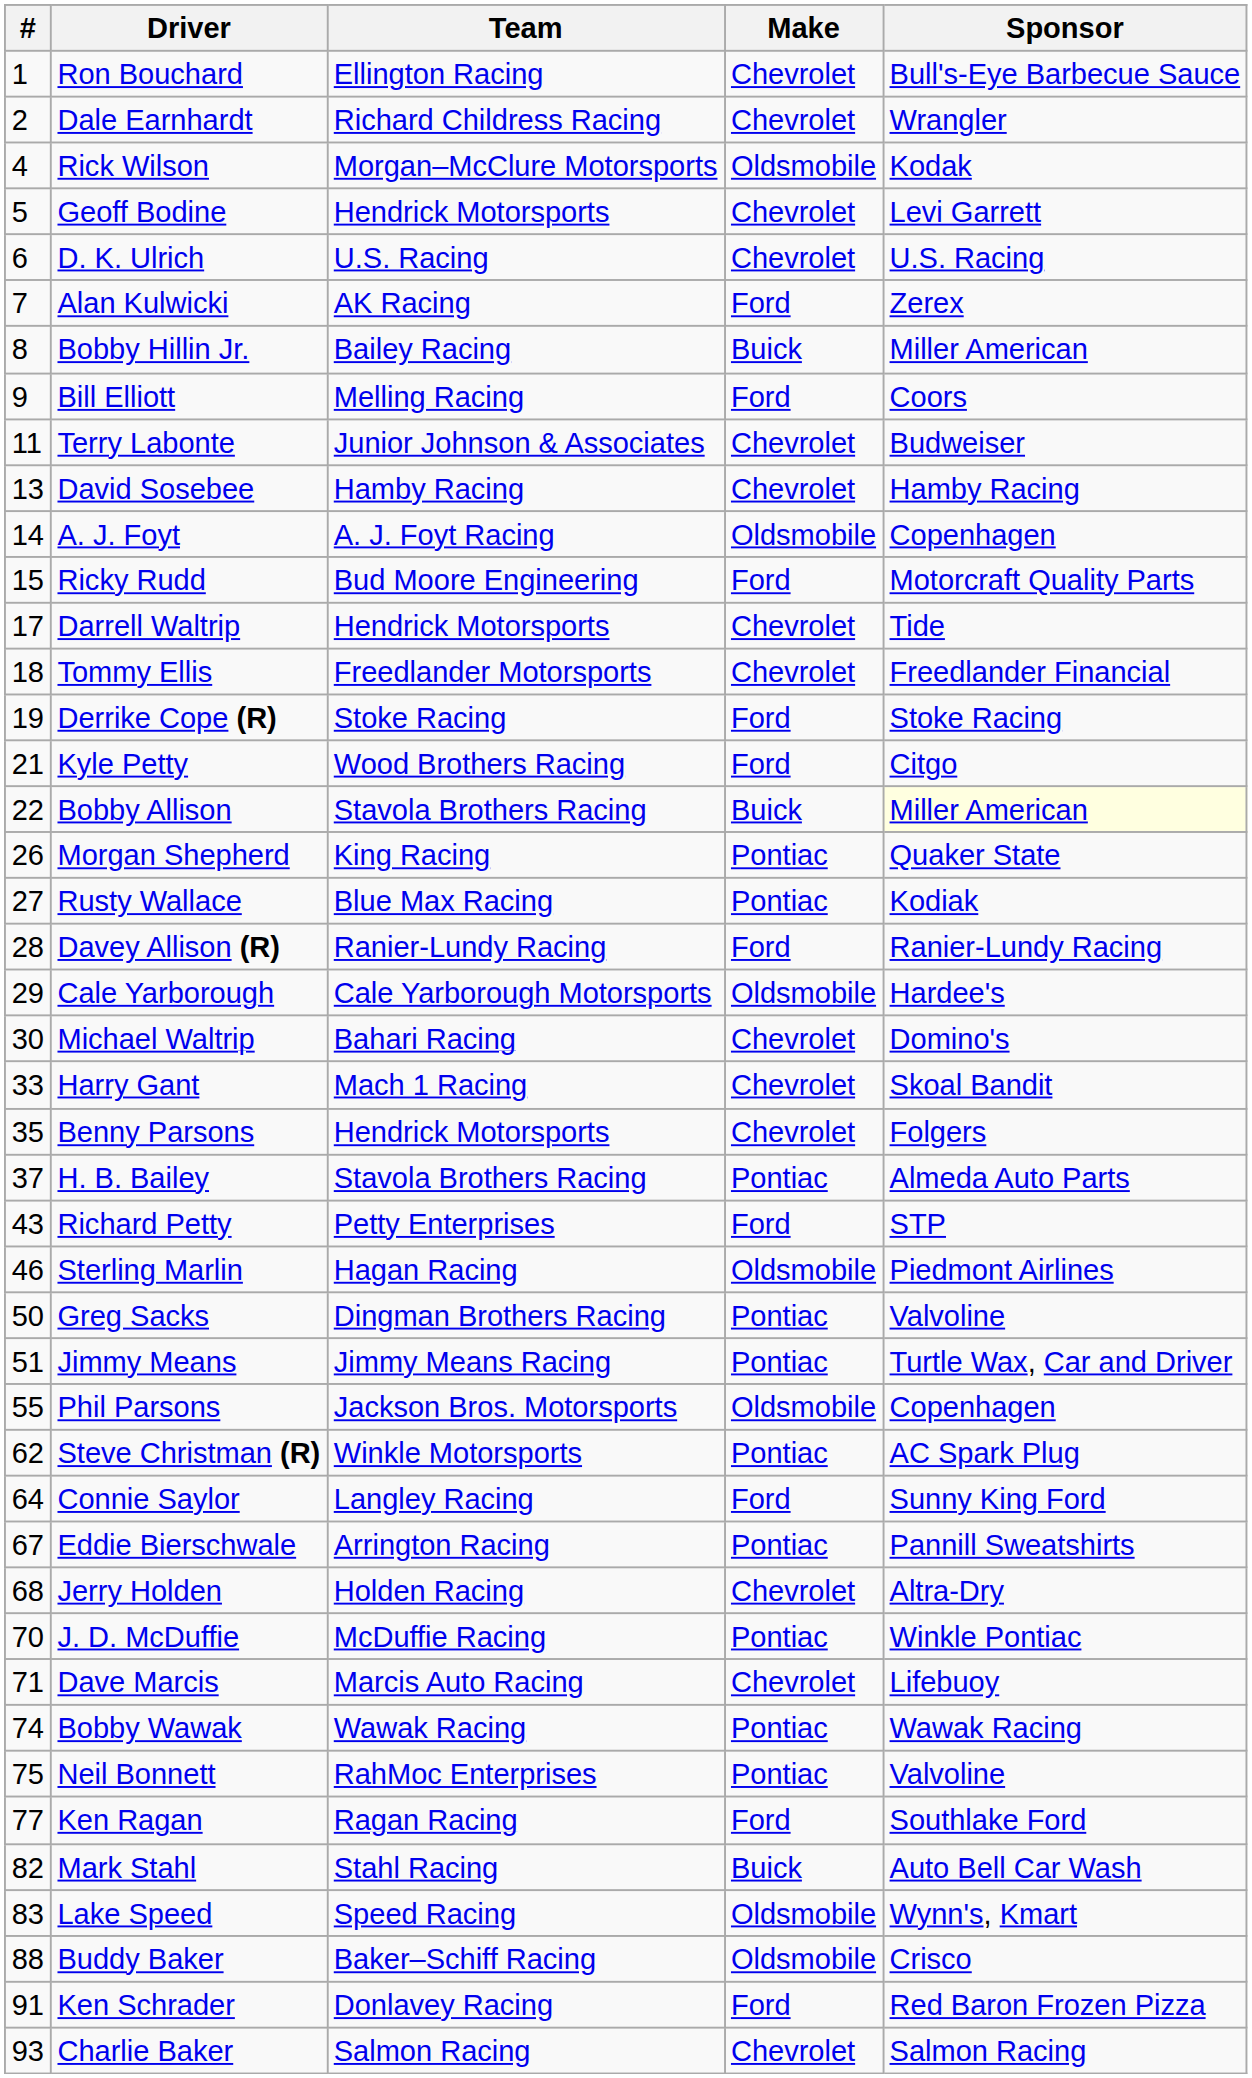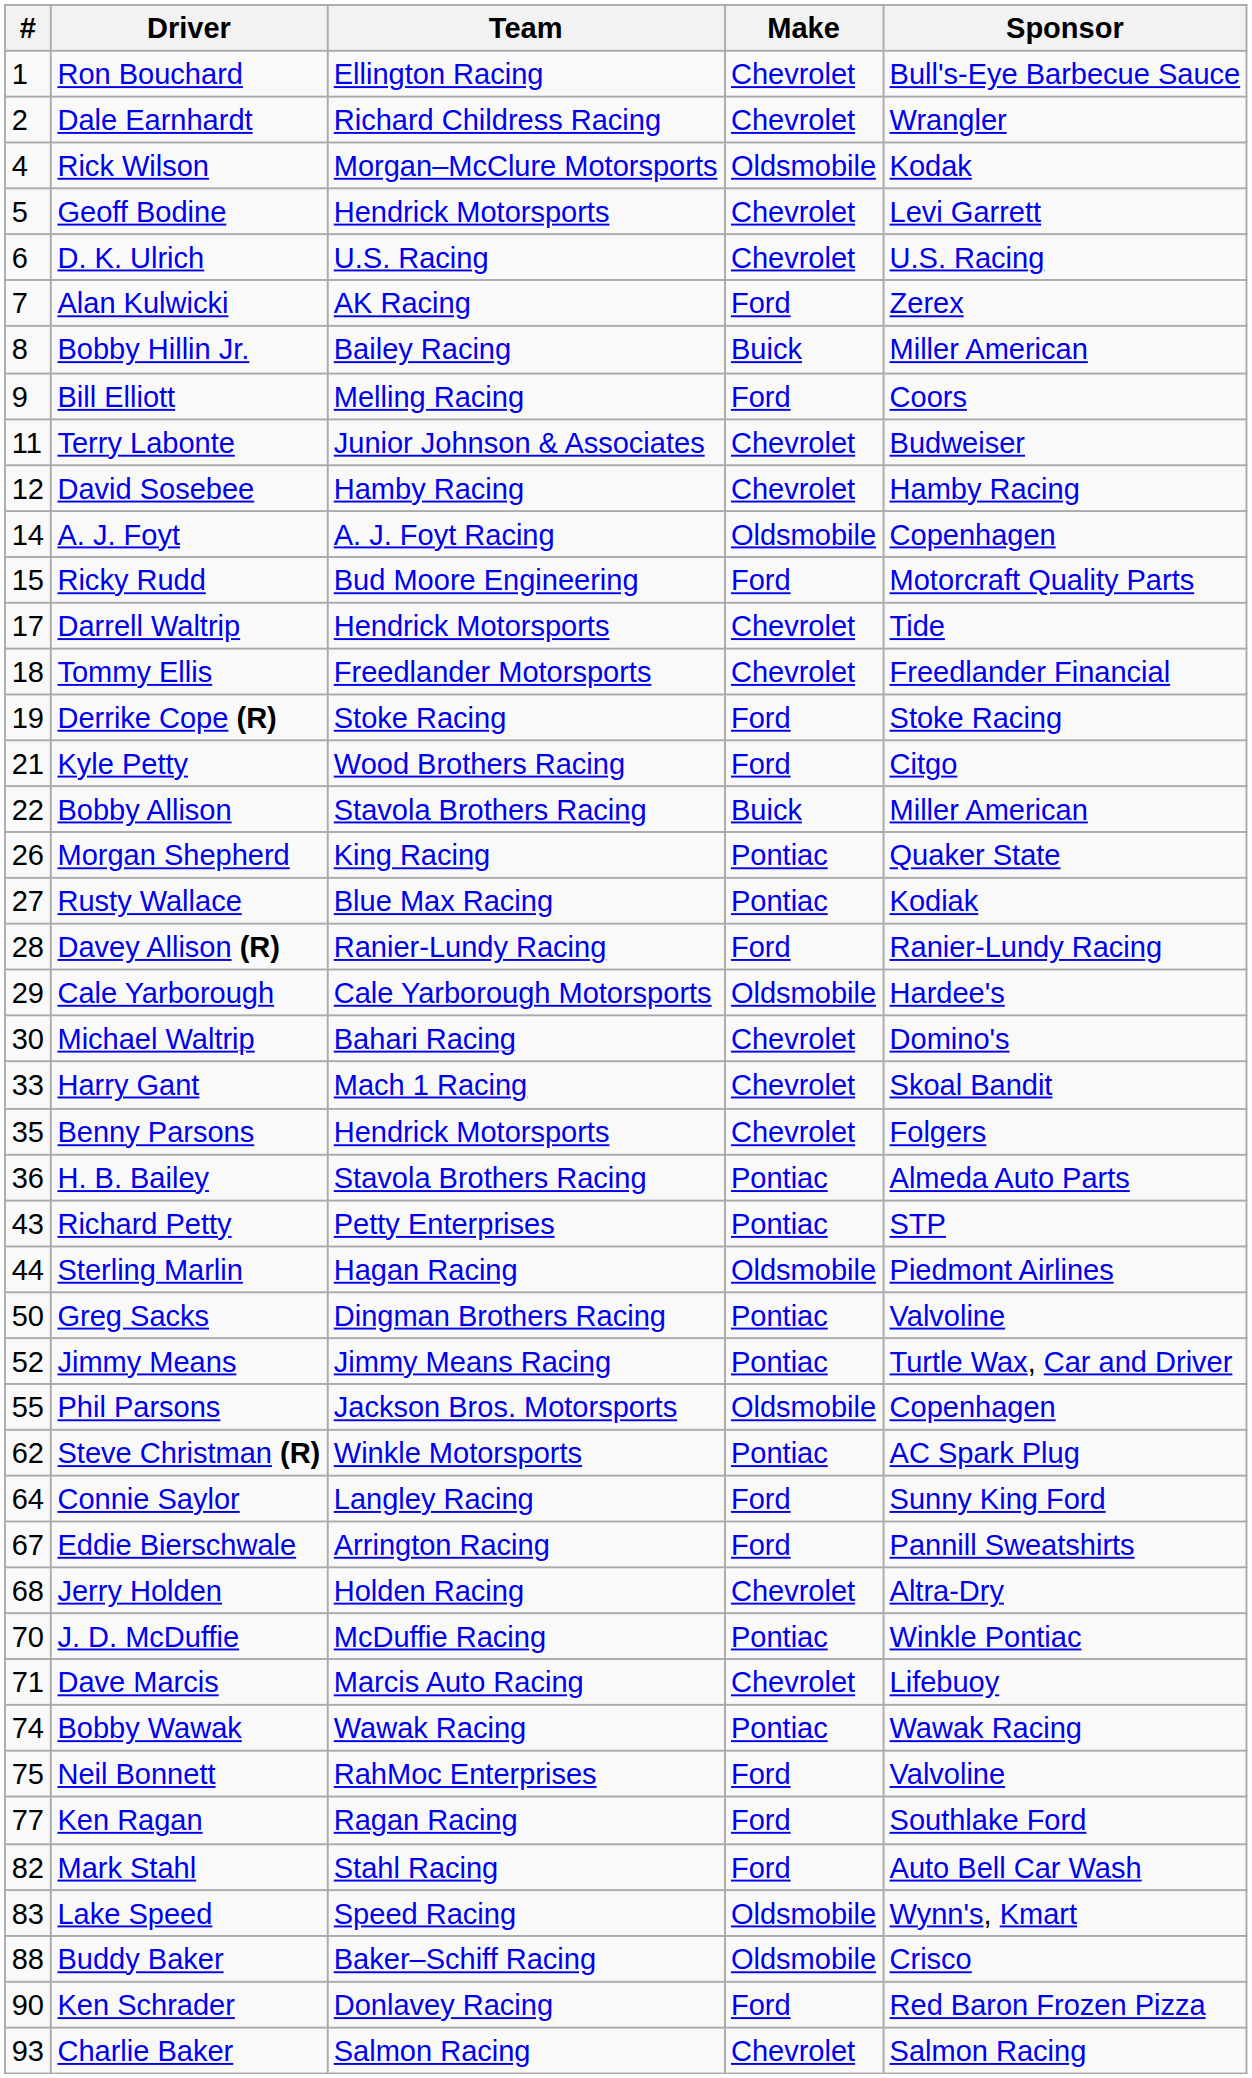(28, 488) 13 -> (28, 488) 12
(989, 809) lightyellow background -> (989, 809) no background
(28, 1177) 37 -> (28, 1177) 36
(761, 1223) Ford -> (779, 1223) Pontiac
(28, 1269) 46 -> (28, 1269) 44
(28, 1361) 51 -> (28, 1361) 52
(779, 1545) Pontiac -> (761, 1545) Ford
(779, 1775) Pontiac -> (761, 1775) Ford
(766, 1866) Buick -> (761, 1866) Ford
(28, 2004) 91 -> (28, 2004) 90
